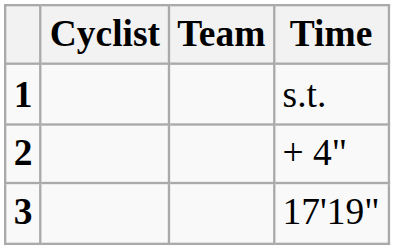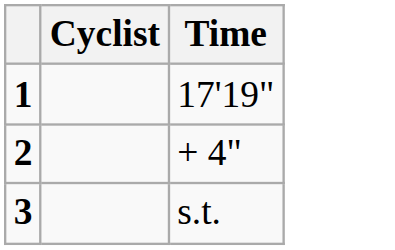- column: (221, 34)
(304, 93) s.t. -> (226, 93) 17'19"
(331, 212) 17'19" -> (199, 212) s.t.
